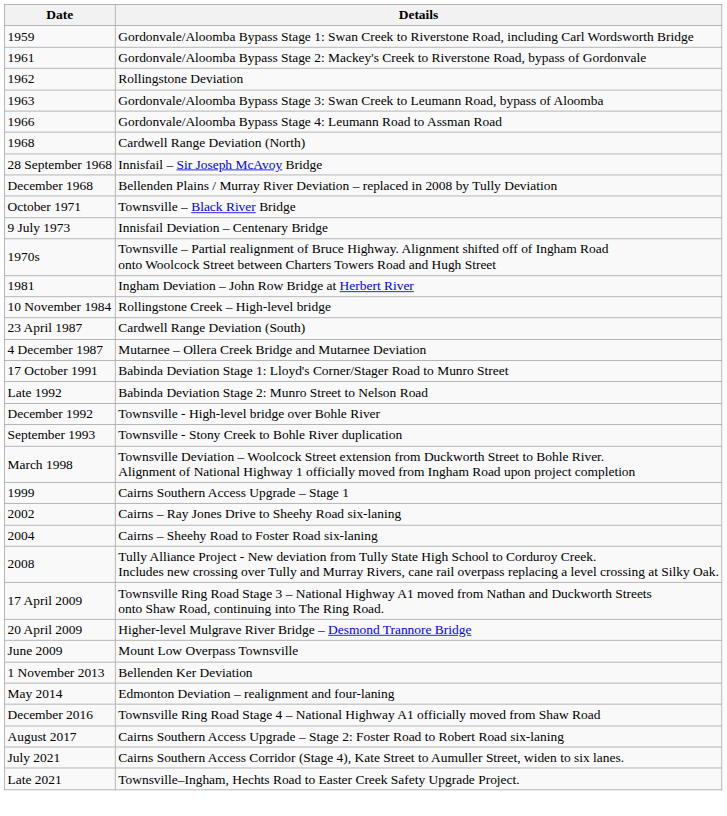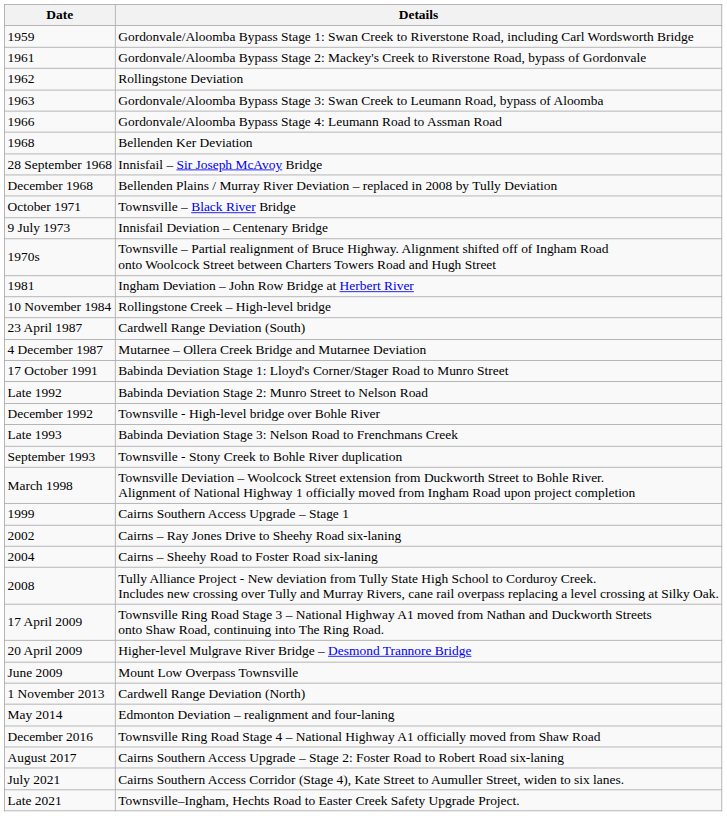(212, 143) Cardwell Range Deviation (North) -> (185, 143) Bellenden Ker Deviation
+ row: (35, 435)
(185, 672) Bellenden Ker Deviation -> (212, 693) Cardwell Range Deviation (North)
